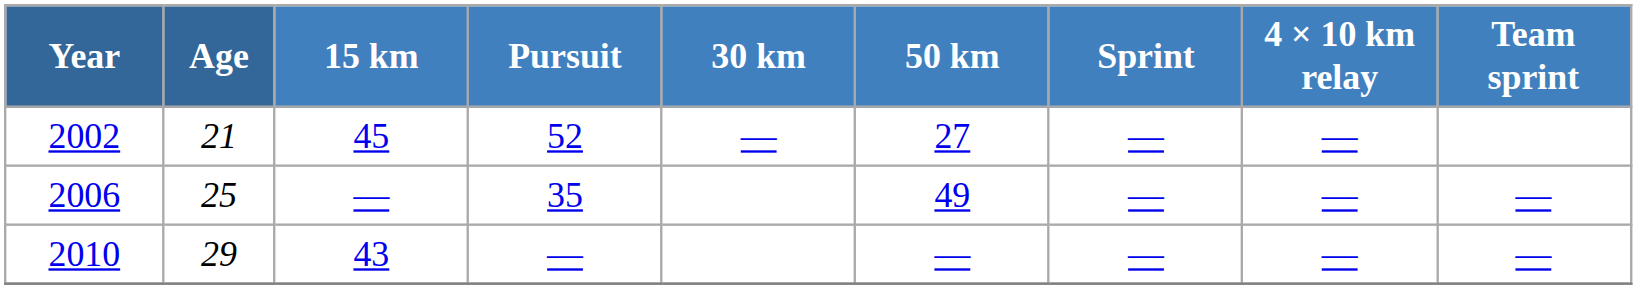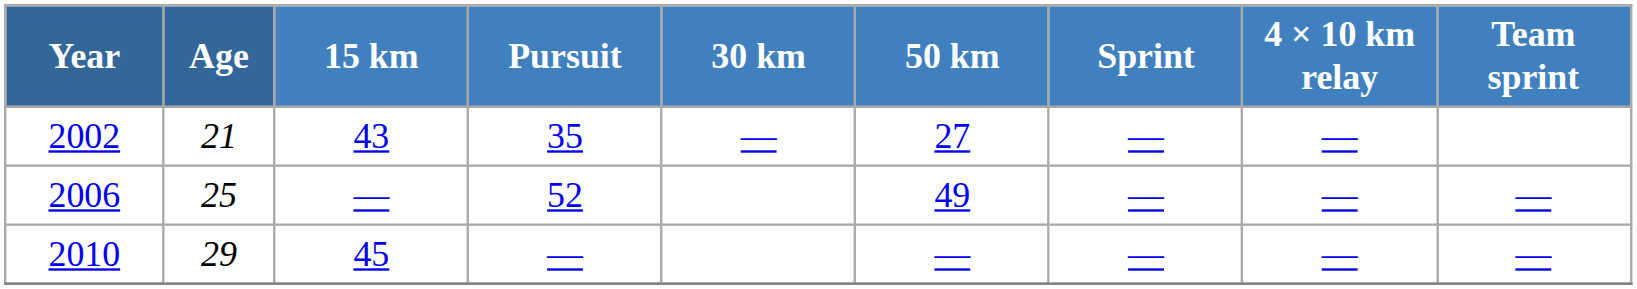(371, 135) 45 -> (371, 135) 43
(565, 135) 52 -> (565, 135) 35
(565, 195) 35 -> (565, 195) 52
(371, 254) 43 -> (371, 254) 45
